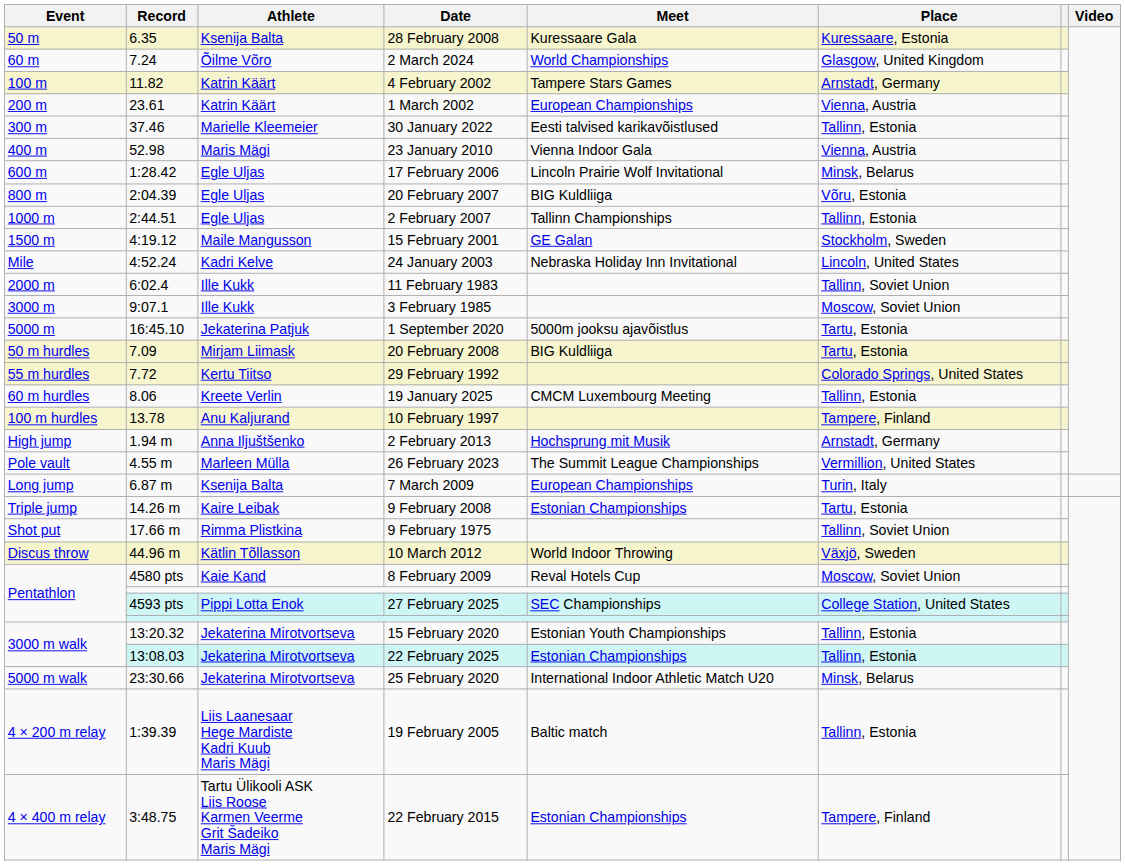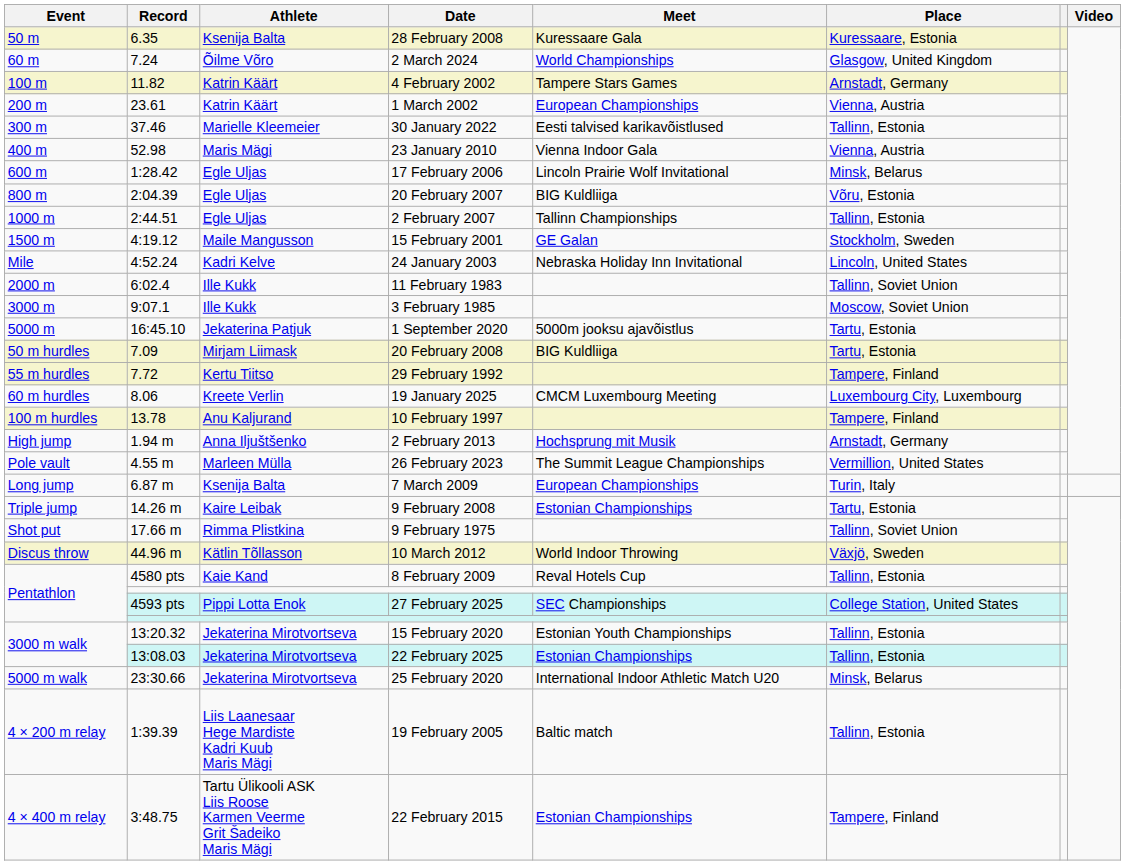(922, 374) Colorado Springs, United States -> (884, 374) Tampere, Finland
(869, 396) Tallinn, Estonia -> (926, 396) Luxembourg City, Luxembourg
(891, 575) Moscow, Soviet Union -> (877, 575) Tallinn, Estonia
